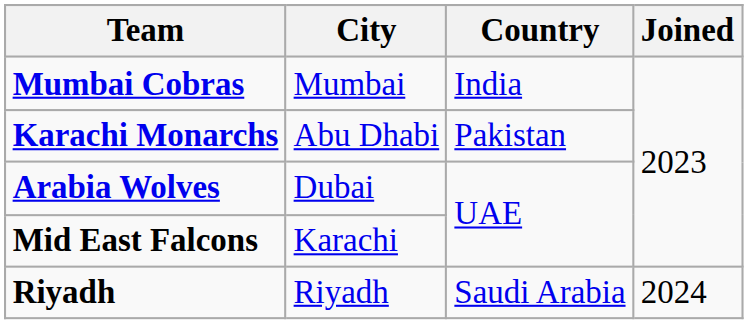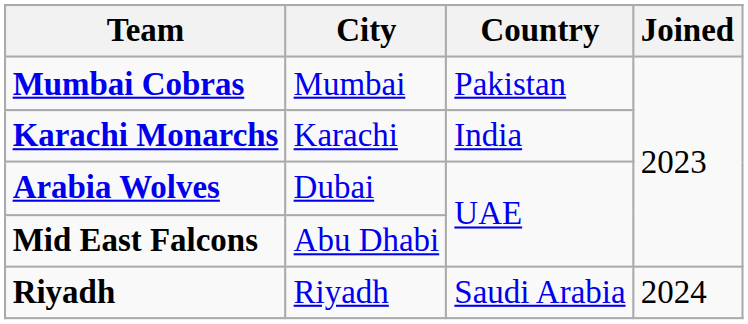(488, 82) India -> (510, 82) Pakistan
(366, 135) Abu Dhabi -> (346, 135) Karachi
(510, 135) Pakistan -> (488, 135) India
(346, 239) Karachi -> (366, 239) Abu Dhabi
